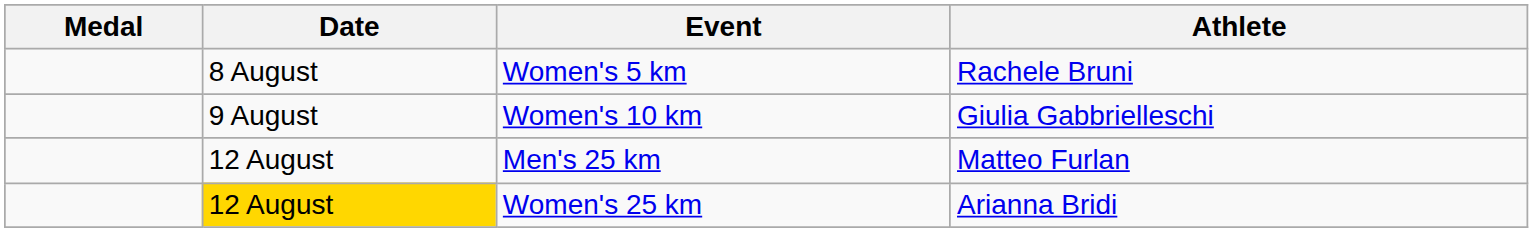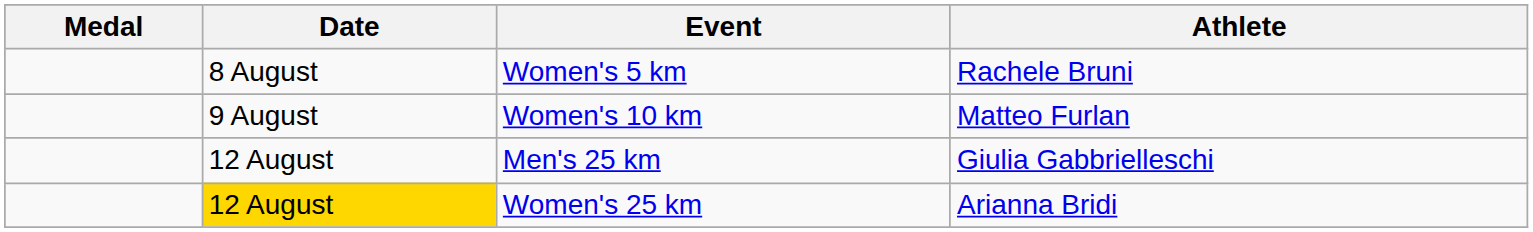(1085, 115) Giulia Gabbrielleschi -> (1043, 115) Matteo Furlan
(1043, 159) Matteo Furlan -> (1085, 159) Giulia Gabbrielleschi
